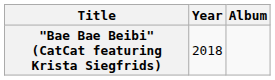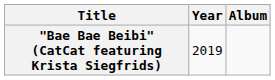(207, 50) 2018 -> (207, 50) 2019
